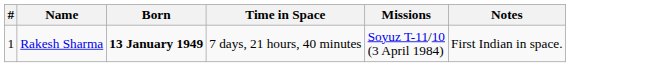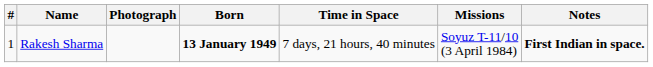+ column: (143, 15)
(507, 43) normal -> (585, 43) bold
